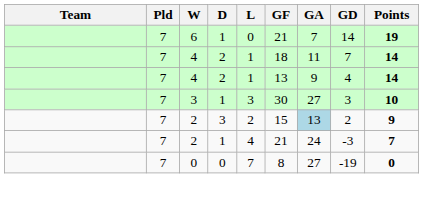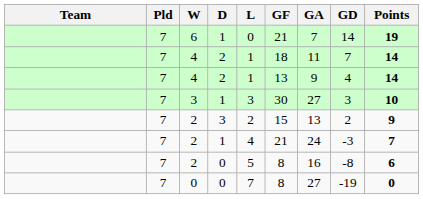(314, 120) lightblue background -> (314, 120) no background
+ row: (194, 162)
